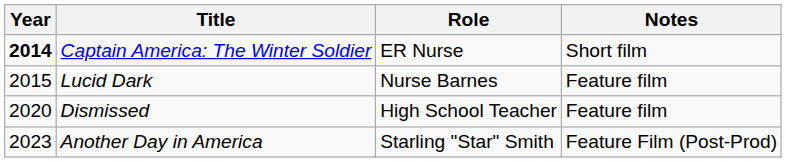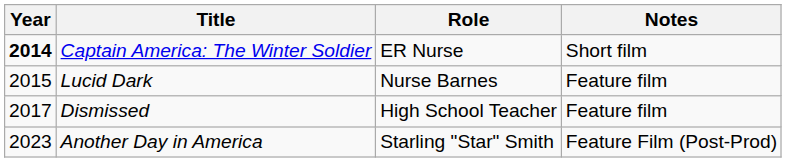(30, 111) 2020 -> (30, 111) 2017
